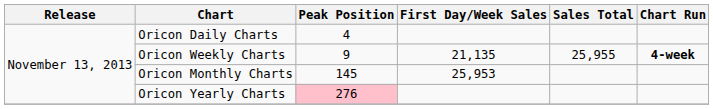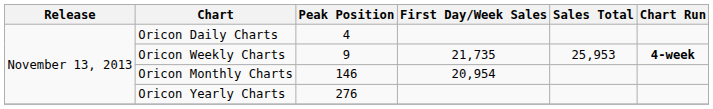(474, 54) 21,135 -> (474, 54) 21,735
(593, 54) 25,955 -> (593, 54) 25,953
(346, 74) 145 -> (346, 74) 146
(474, 74) 25,953 -> (474, 74) 20,954
(346, 94) pink background -> (346, 94) no background
